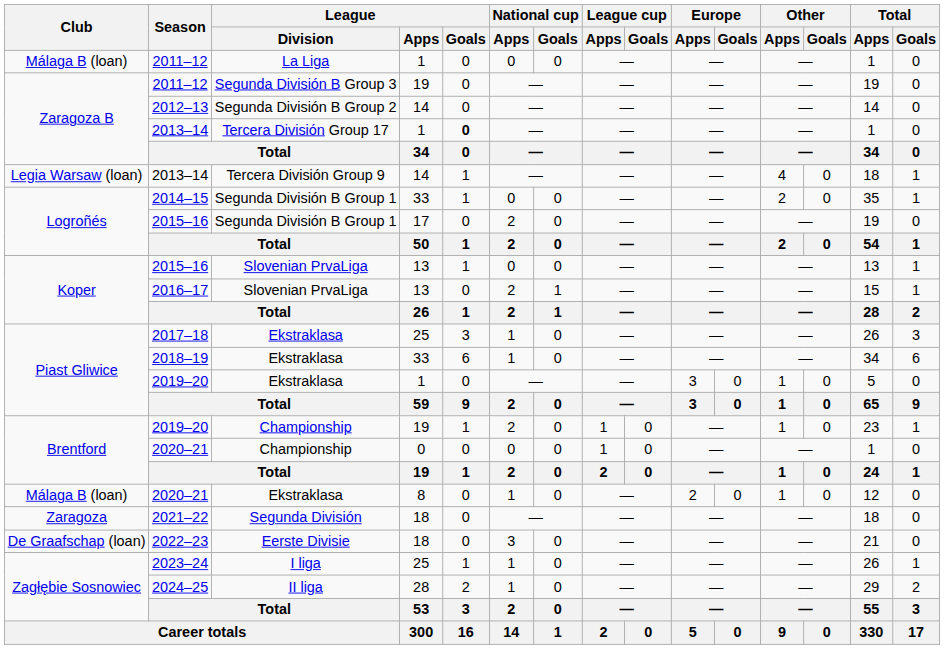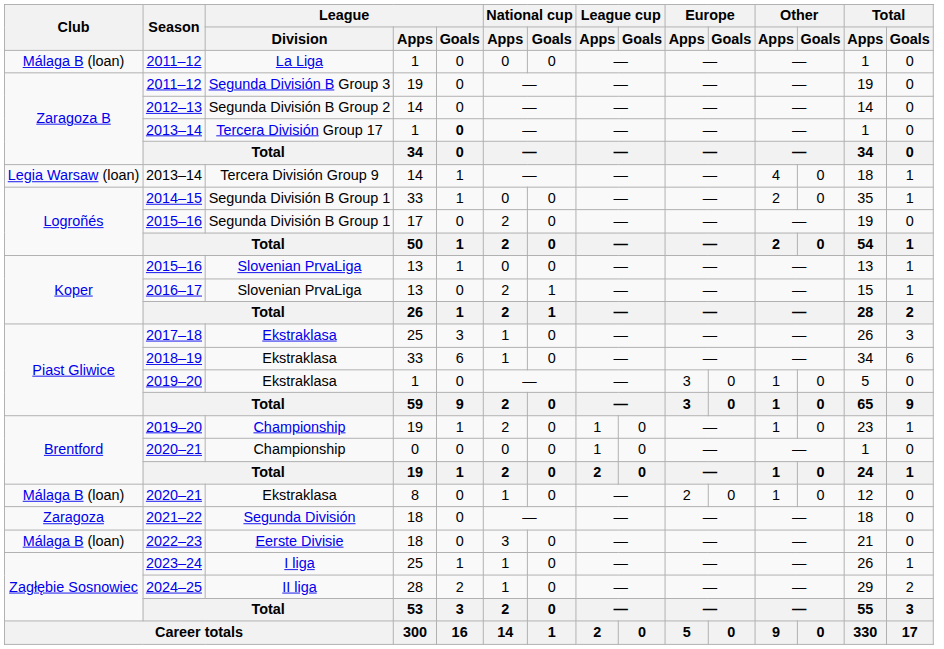(77, 541) De Graafschap (loan) -> (74, 541) Málaga B (loan)
